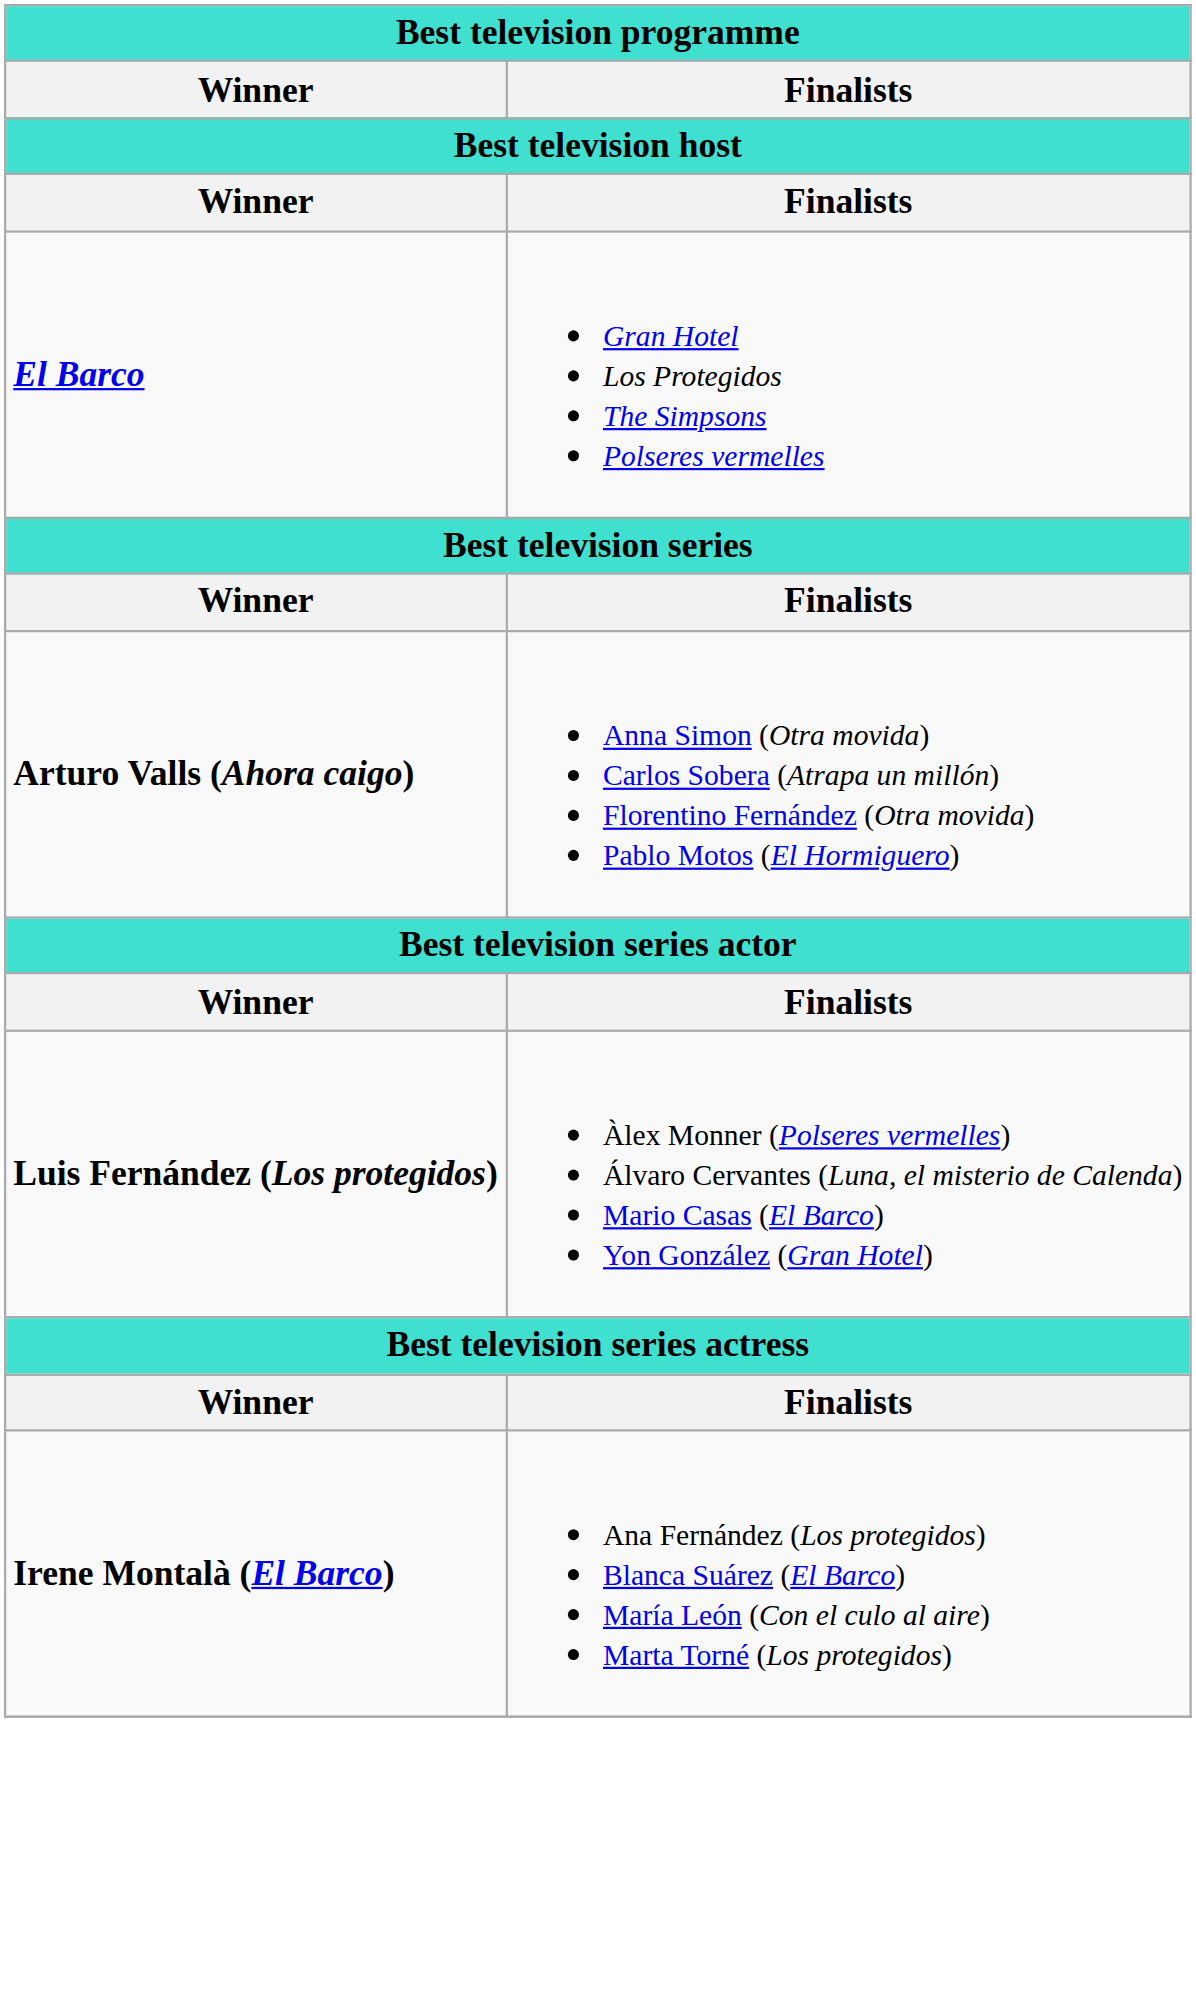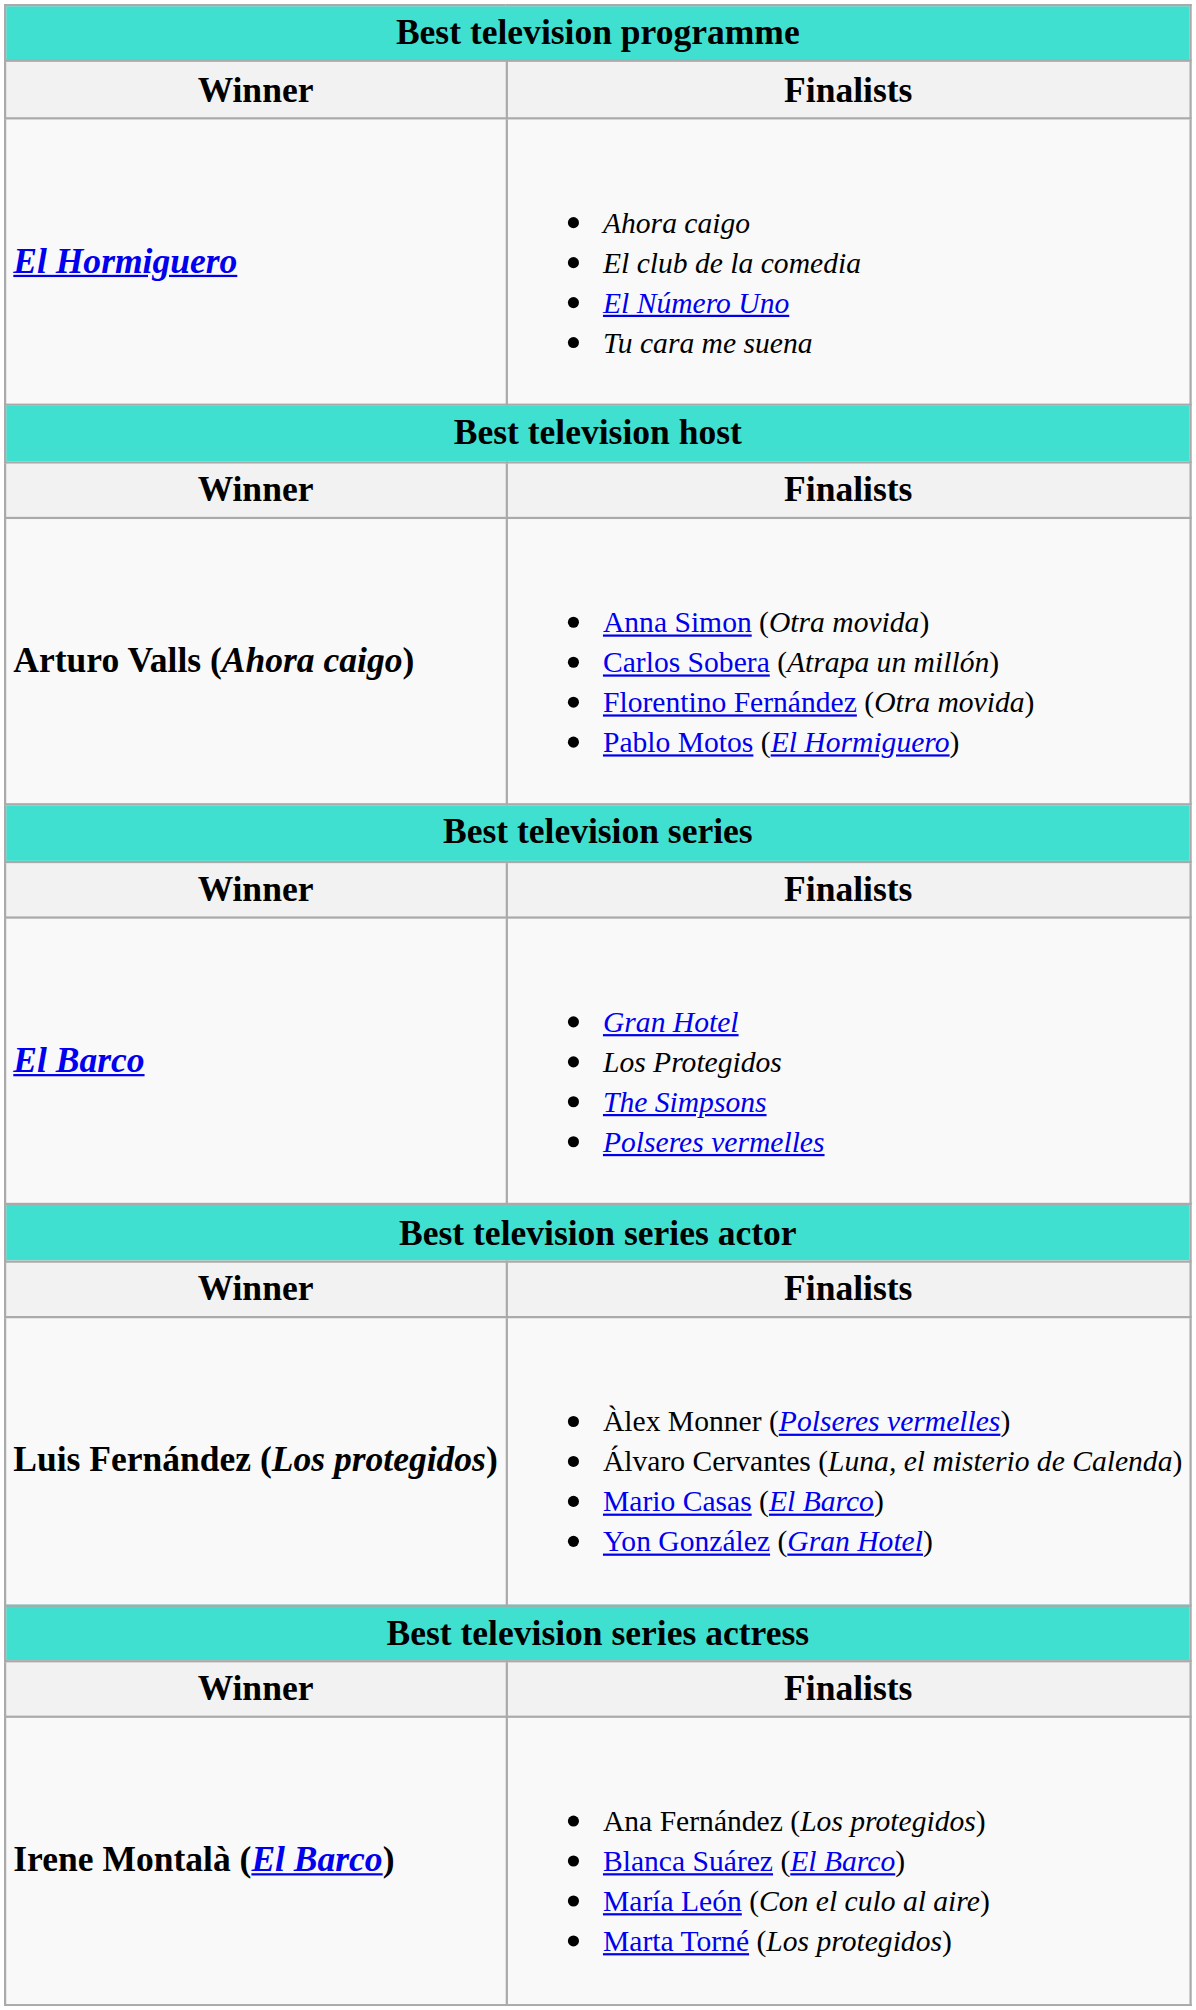+ row: (125, 260)
rows swapped: (214, 773) <-> (79, 373)
